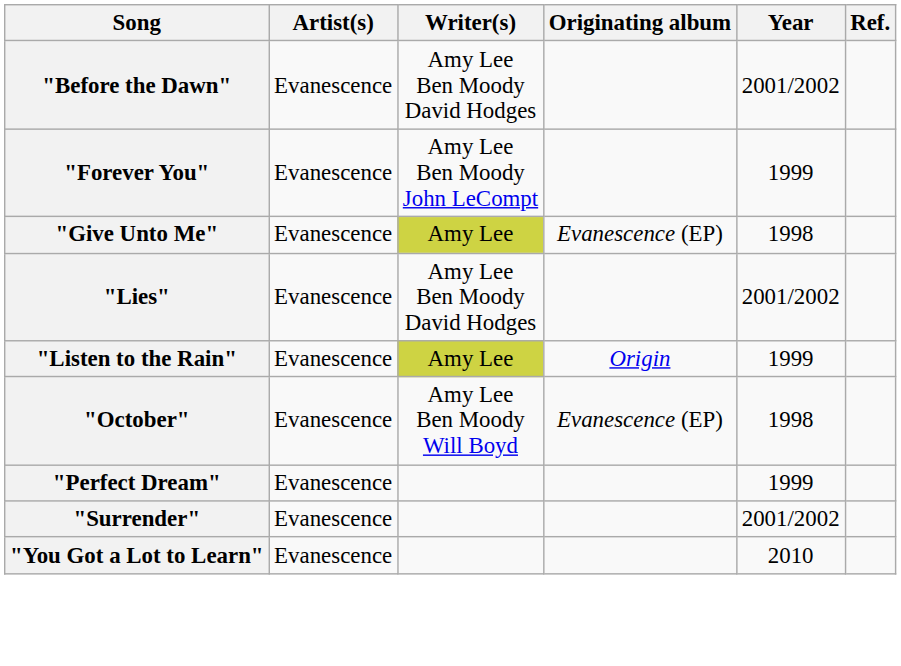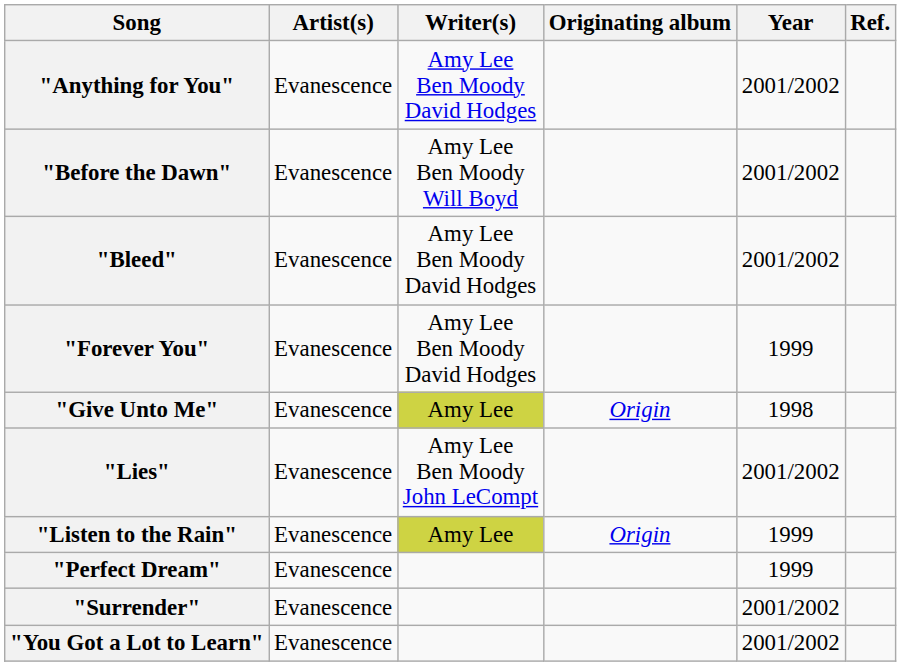+ row: (137, 84)
(470, 84) Amy Lee Ben Moody David Hodges -> (470, 172) Amy Lee Ben Moody Will Boyd
+ row: (137, 260)
(470, 172) Amy Lee Ben Moody John LeCompt -> (470, 347) Amy Lee Ben Moody David Hodges
(640, 234) Evanescence (EP) -> (640, 409) Origin
(470, 296) Amy Lee Ben Moody David Hodges -> (470, 472) Amy Lee Ben Moody John LeCompt
- row: (137, 420)
(791, 555) 2010 -> (791, 642) 2001/2002
